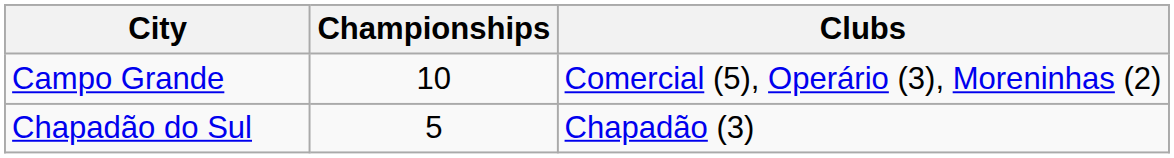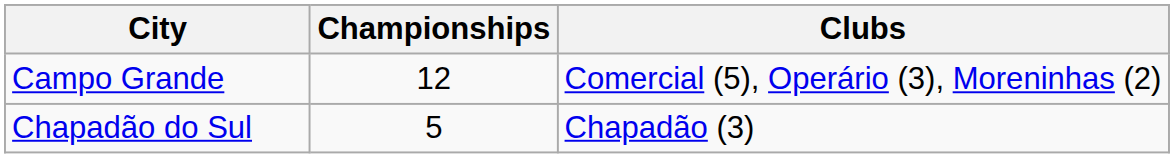(434, 78) 10 -> (434, 78) 12
